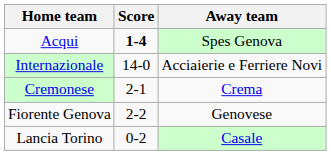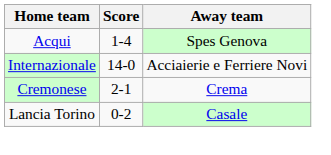(136, 41) bold -> (121, 41) normal
- row: (59, 114)
